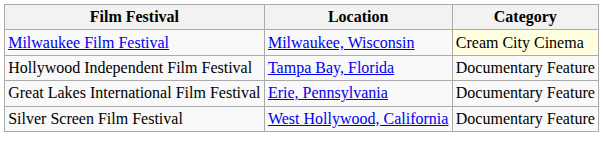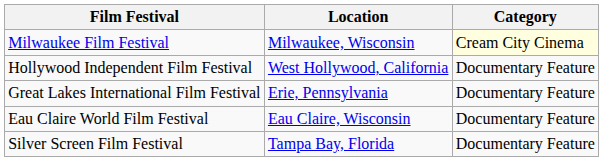(331, 67) Tampa Bay, Florida -> (358, 67) West Hollywood, California
+ row: (108, 118)
(358, 118) West Hollywood, California -> (331, 144) Tampa Bay, Florida
